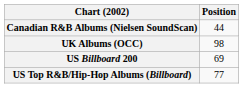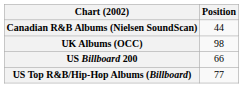(219, 59) 69 -> (219, 59) 66
